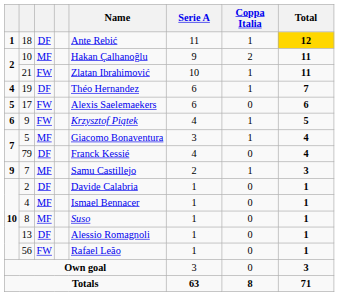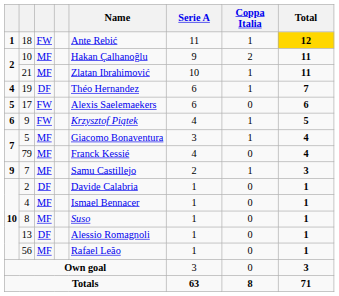(44, 40) DF -> (44, 40) FW
(44, 72) FW -> (44, 72) MF
(44, 154) DF -> (44, 154) MF
(44, 251) FW -> (44, 251) MF
